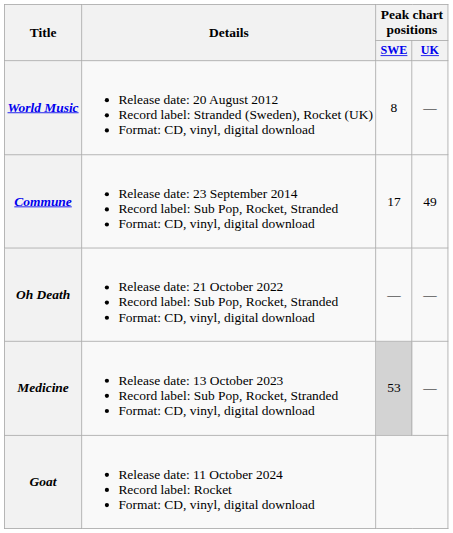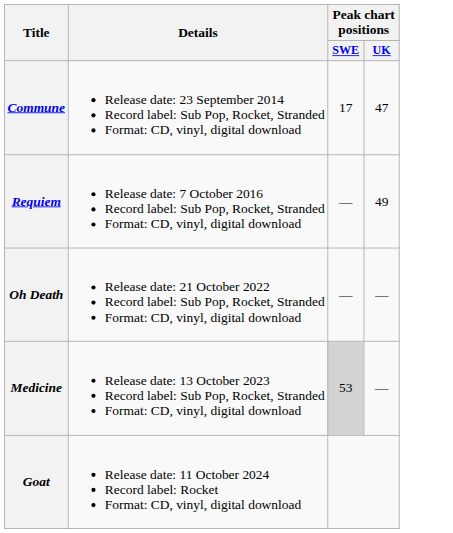- row: (43, 107)
(430, 201) 49 -> (382, 107) 47
+ row: (36, 201)
